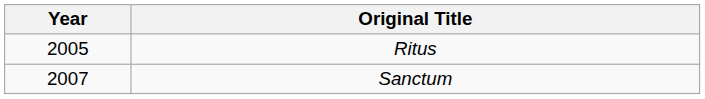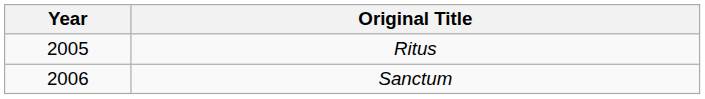(68, 78) 2007 -> (68, 78) 2006
